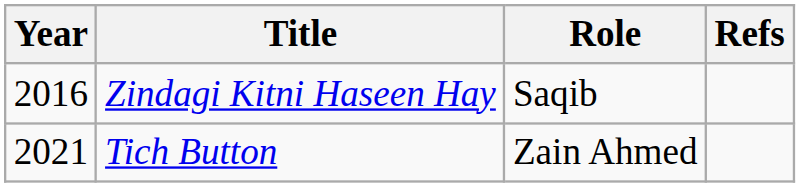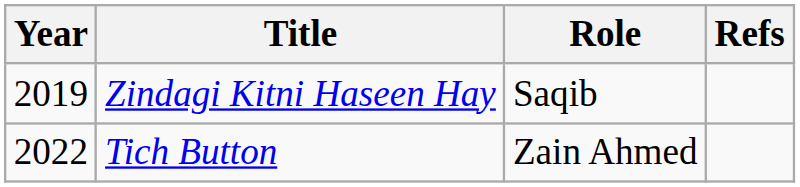(51, 92) 2016 -> (51, 92) 2019
(51, 151) 2021 -> (51, 151) 2022
